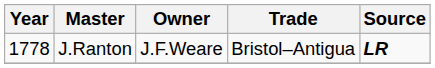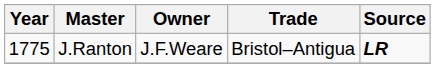(29, 48) 1778 -> (29, 48) 1775
